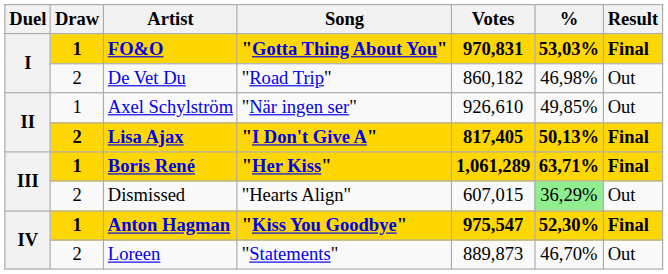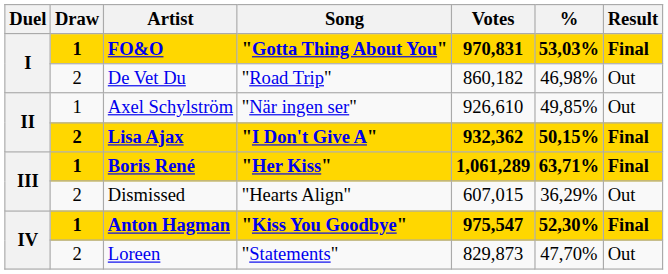(493, 136) 817,405 -> (493, 136) 932,362
(569, 136) 50,13% -> (569, 136) 50,15%
(569, 195) lightgreen background -> (569, 195) no background
(493, 254) 889,873 -> (493, 254) 829,873
(569, 254) 46,70% -> (569, 254) 47,70%
